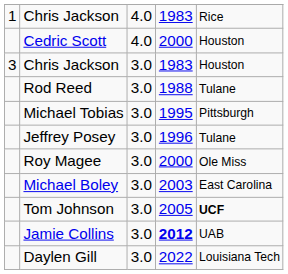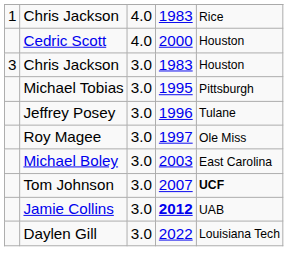- row: (12, 89)
(176, 161) 2000 -> (176, 137) 1997
(176, 209) 2005 -> (176, 185) 2007
